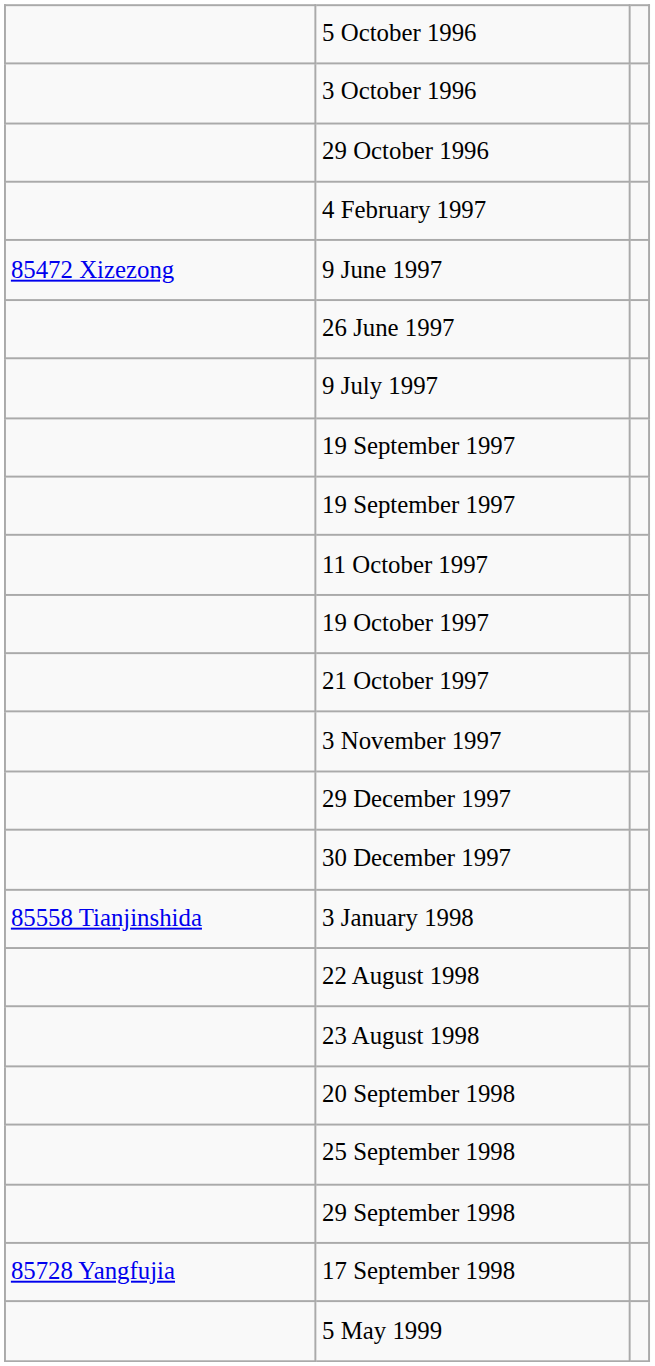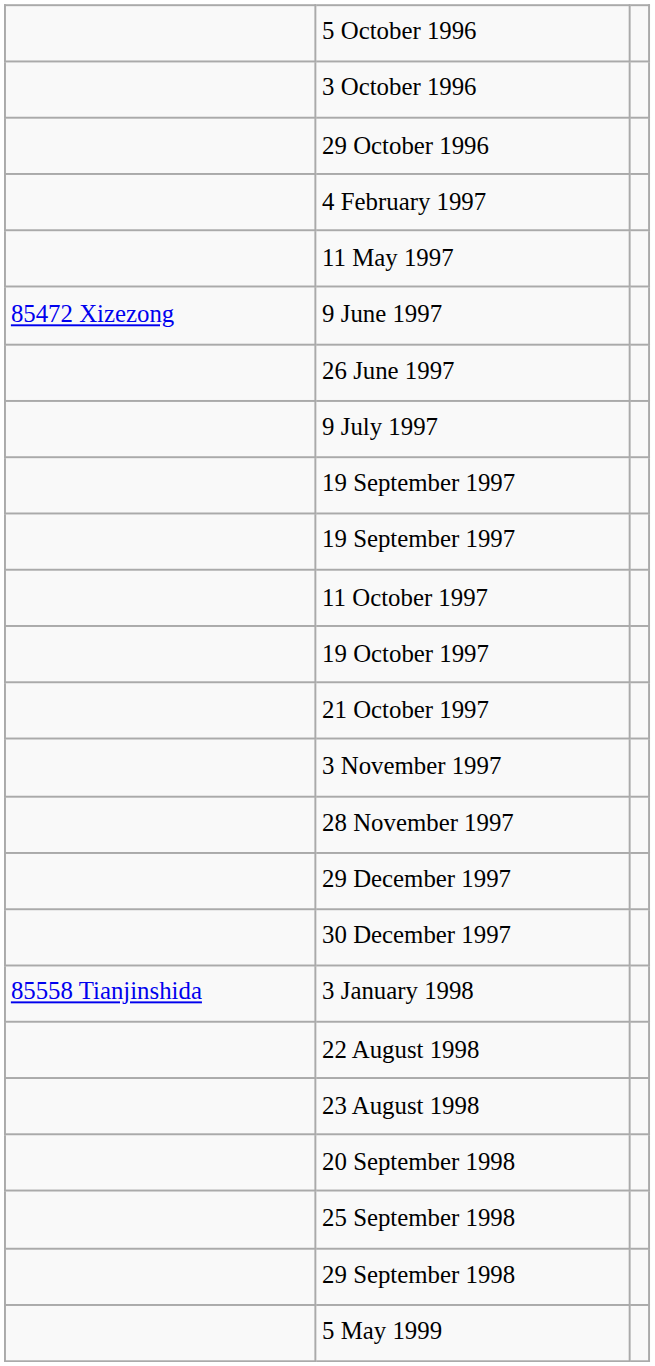+ row: (161, 259)
+ row: (161, 824)
- row: (93, 1271)
